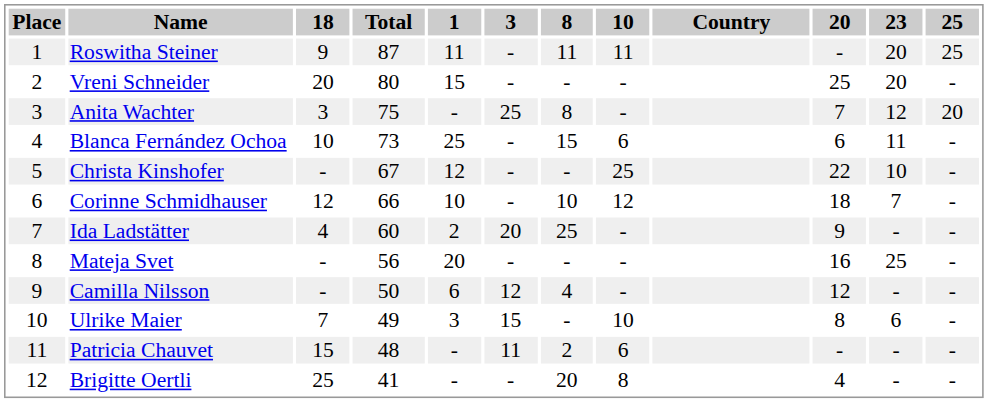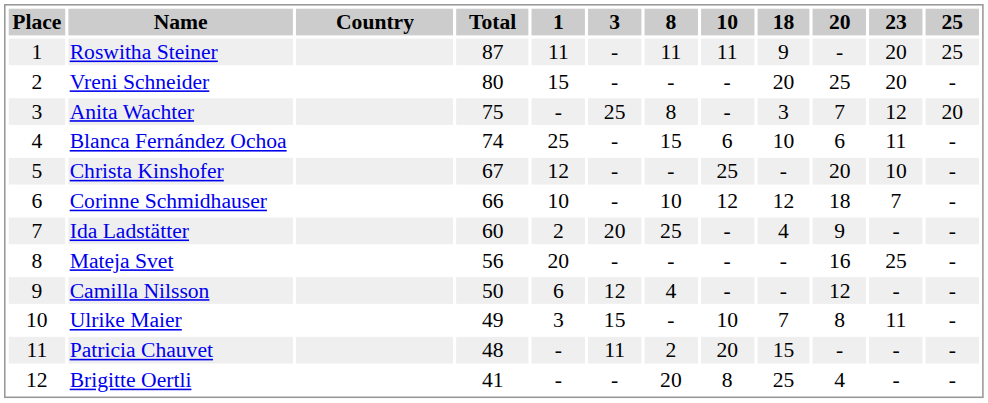columns swapped: (731, 22) <-> (323, 22)
(389, 141) 73 -> (493, 141) 74
(840, 171) 22 -> (840, 171) 20
(896, 320) 6 -> (896, 320) 11
(623, 350) 6 -> (727, 350) 20
